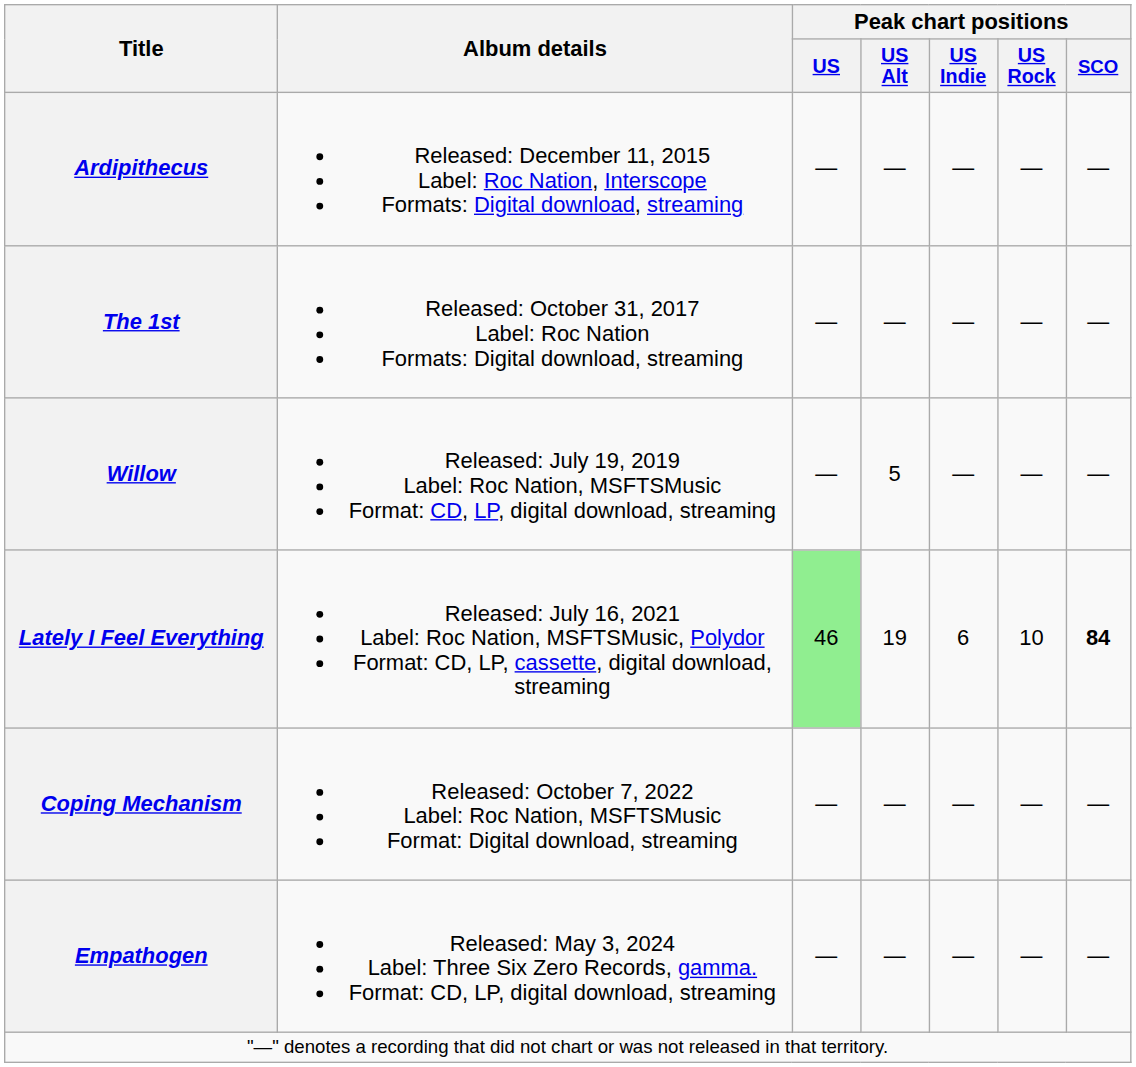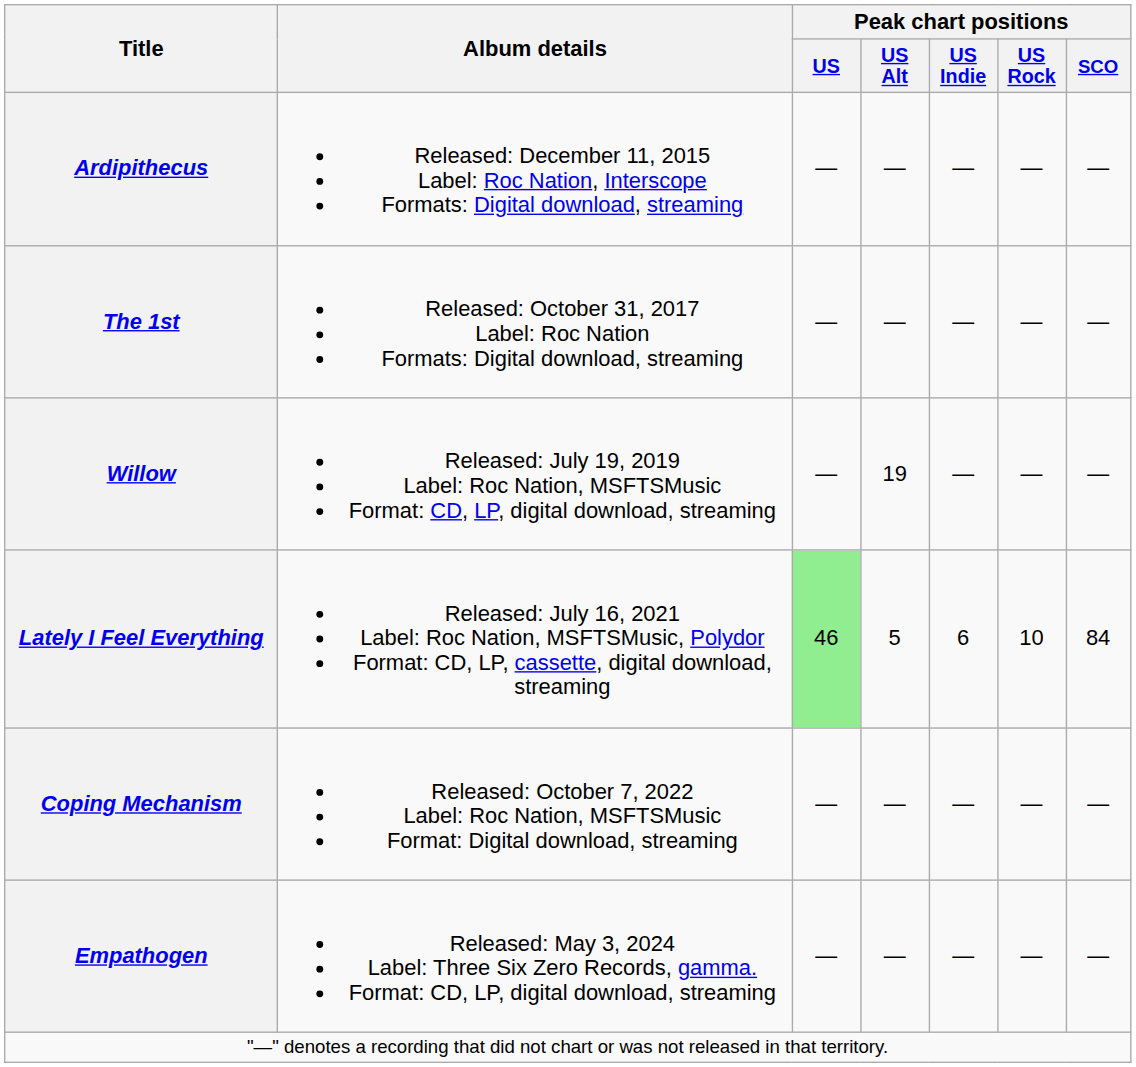(895, 473) 5 -> (895, 473) 19
(895, 638) 19 -> (895, 638) 5
(1098, 638) bold -> (1098, 638) normal
